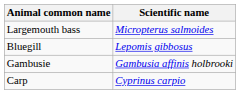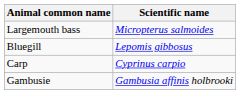rows swapped: (17, 81) <-> (29, 64)
